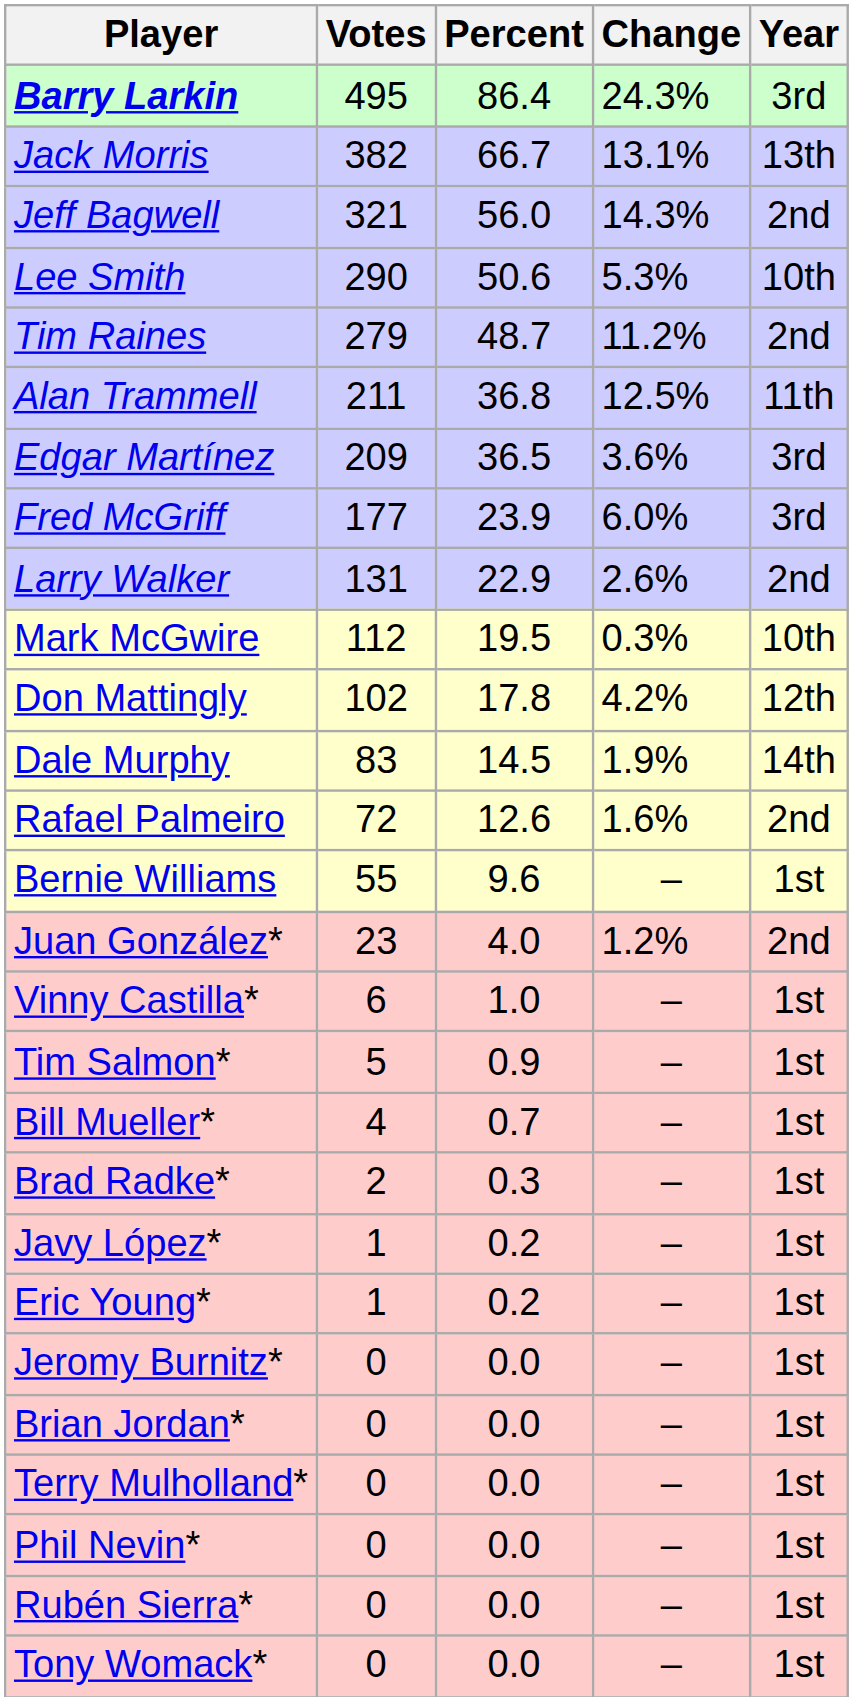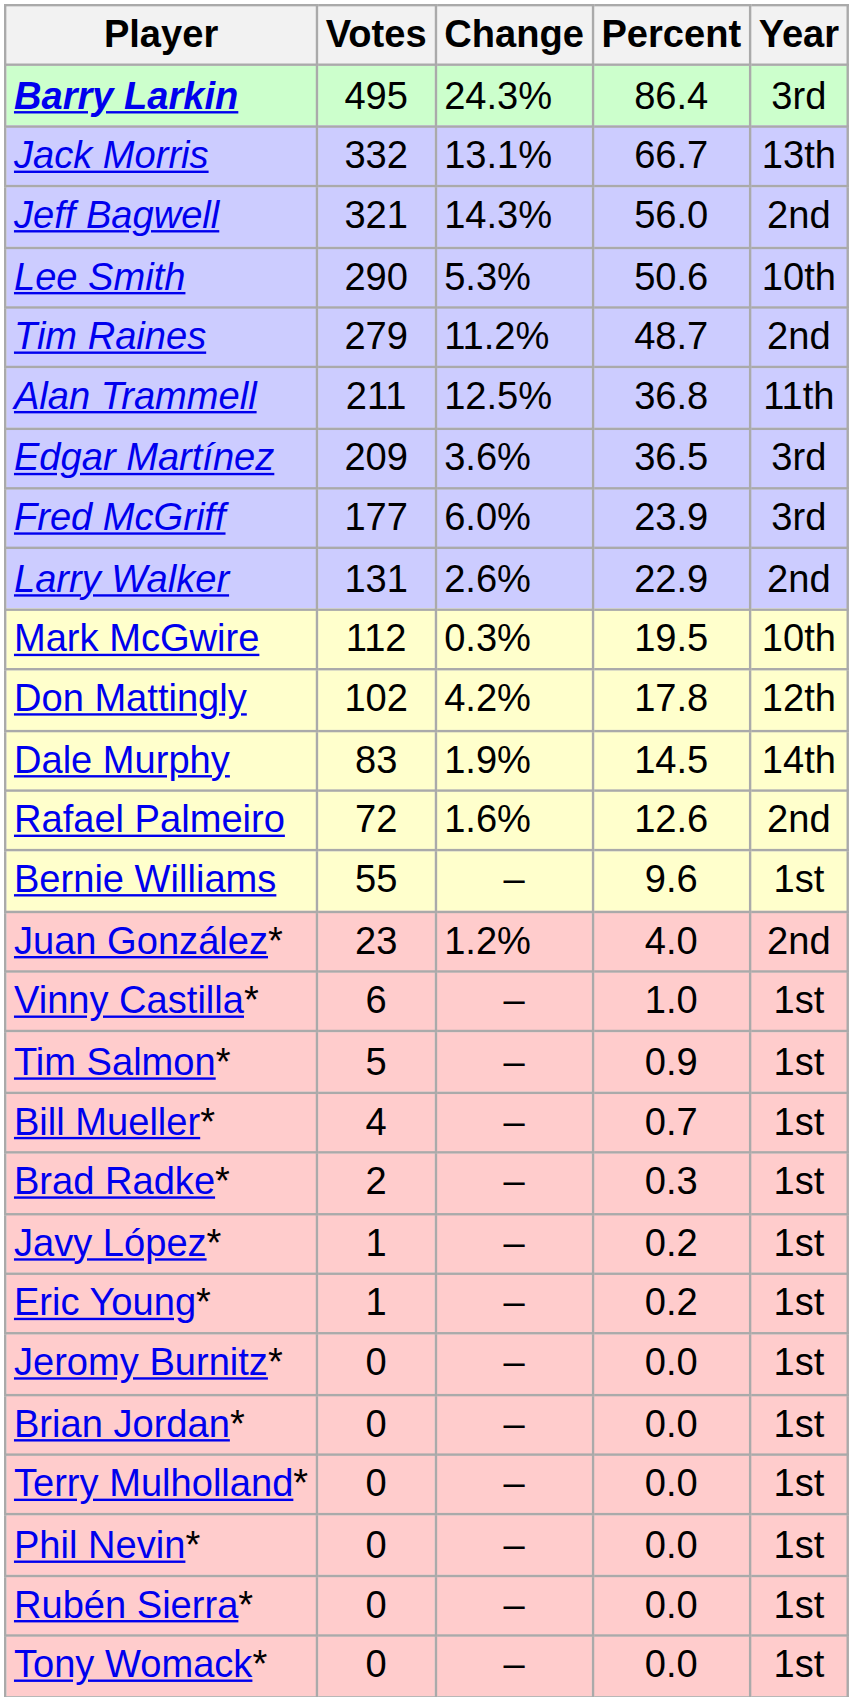columns swapped: (514, 34) <-> (671, 34)
(376, 155) 382 -> (376, 155) 332
